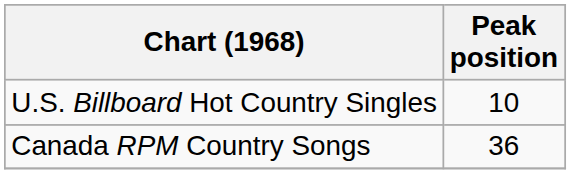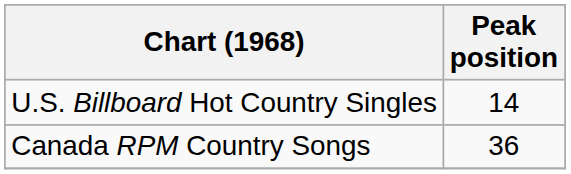(504, 102) 10 -> (504, 102) 14
